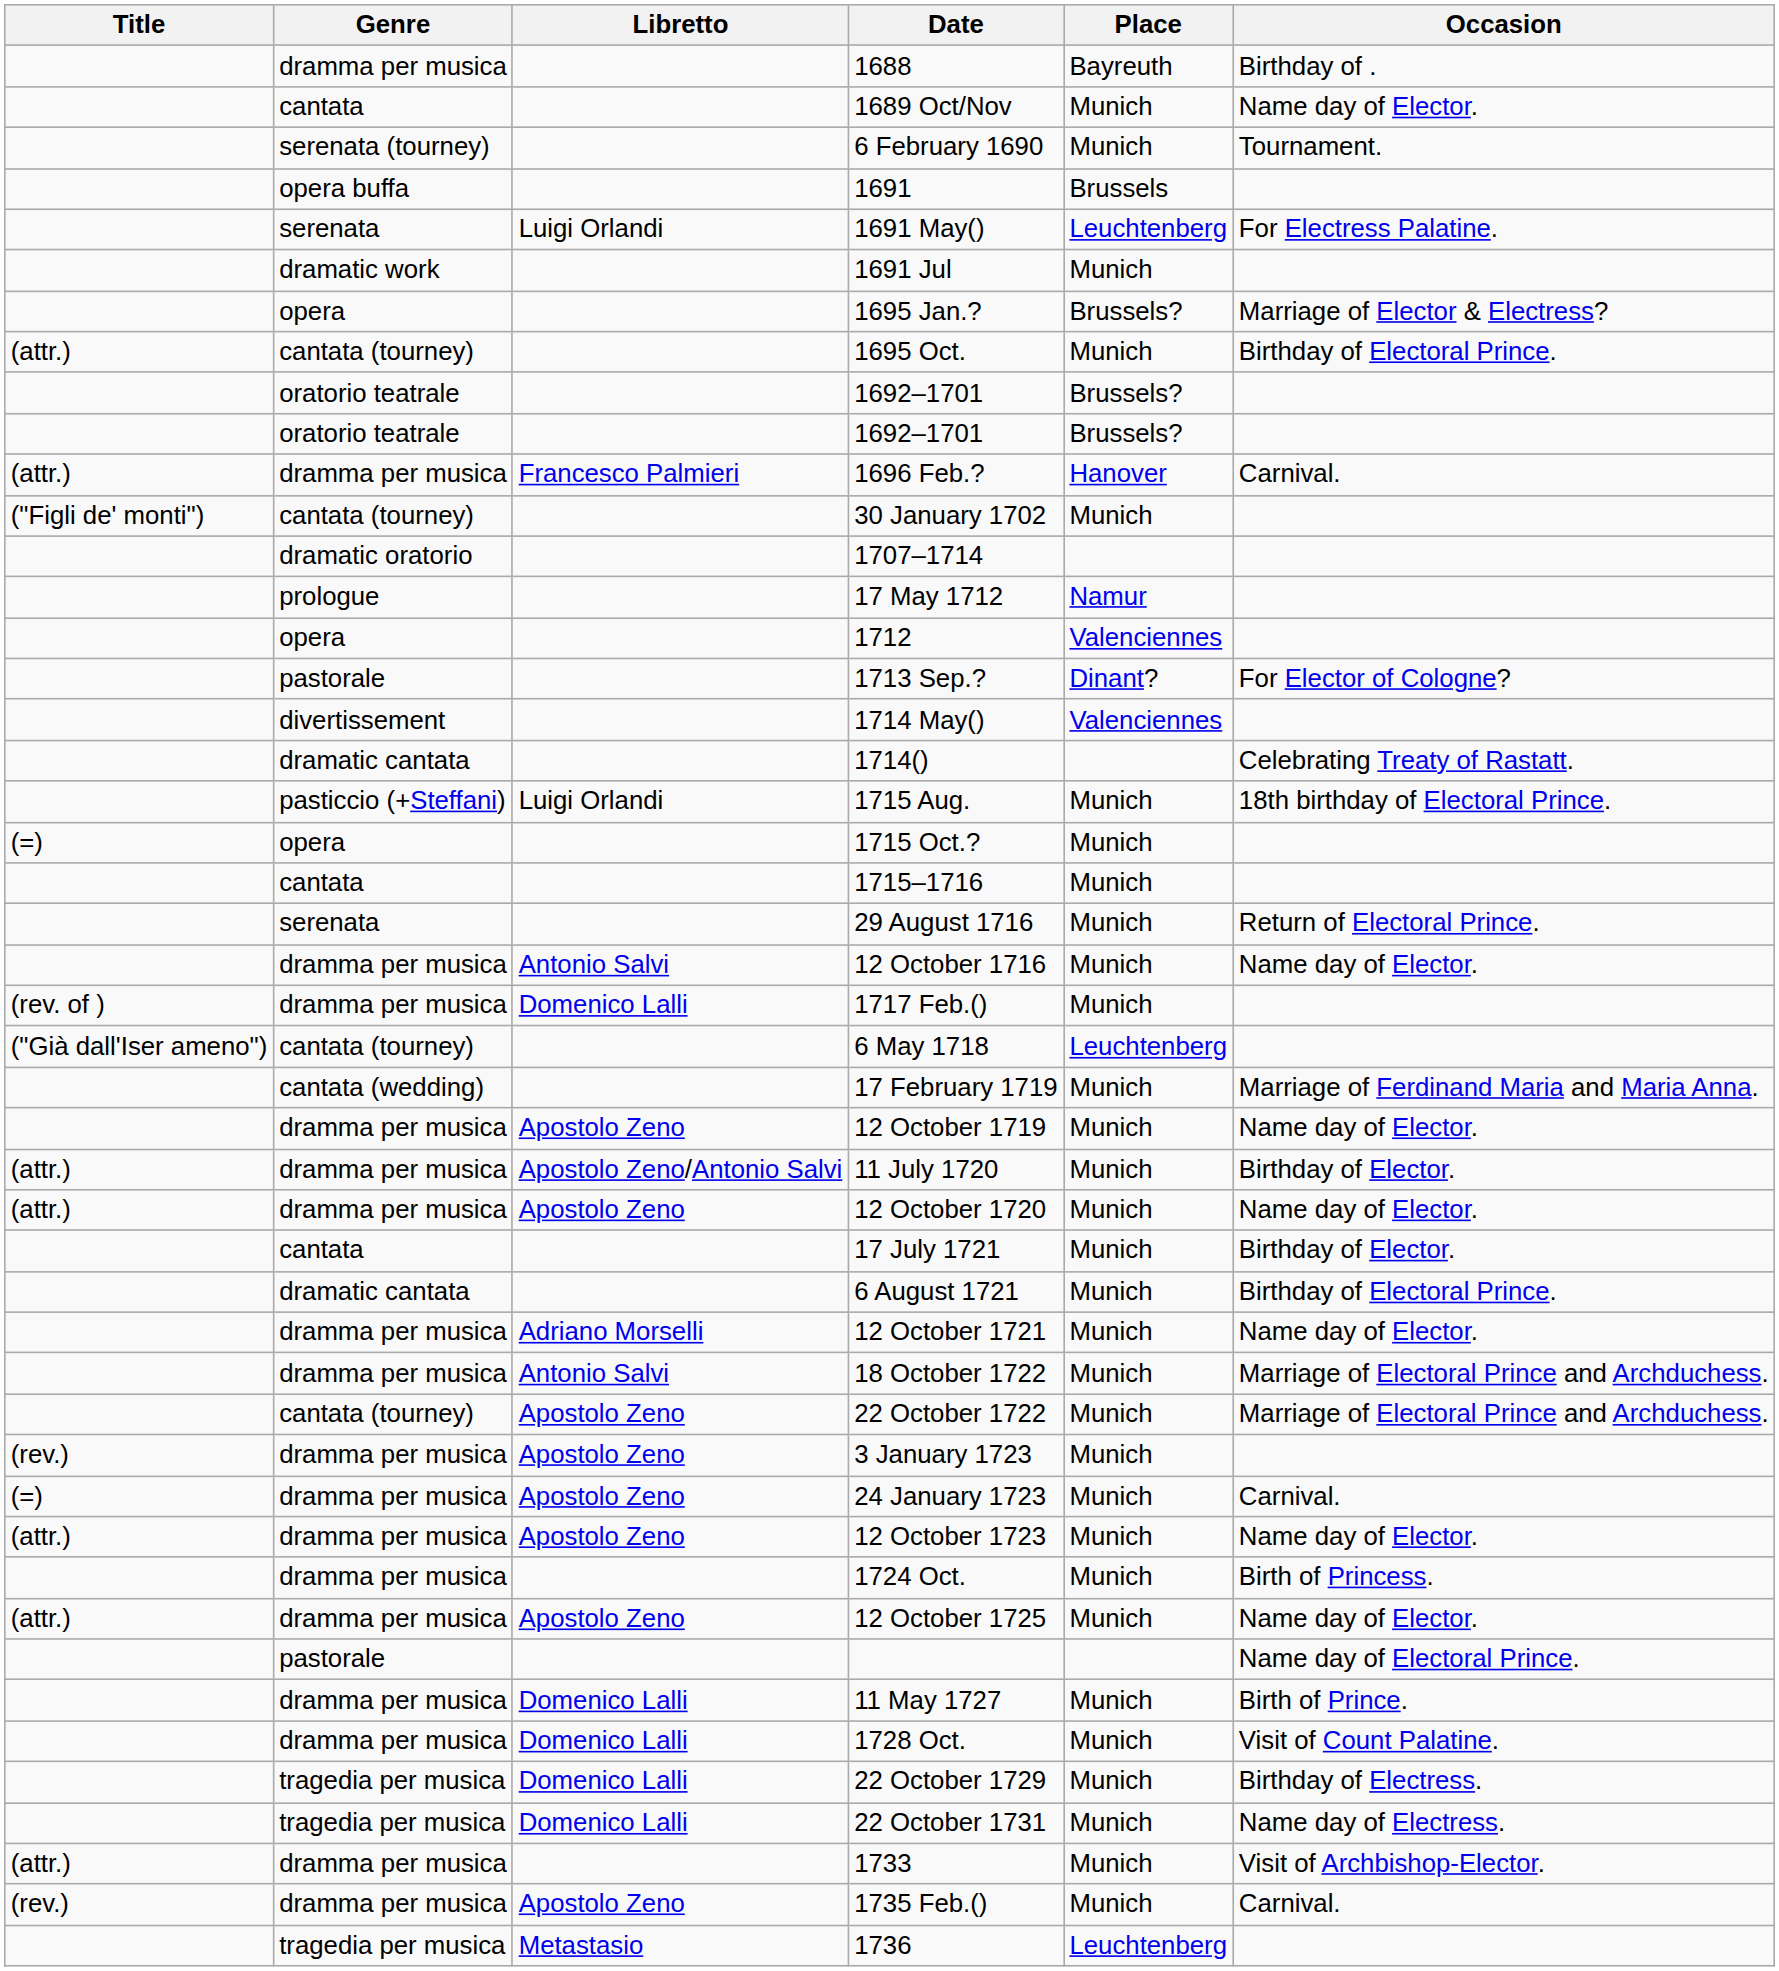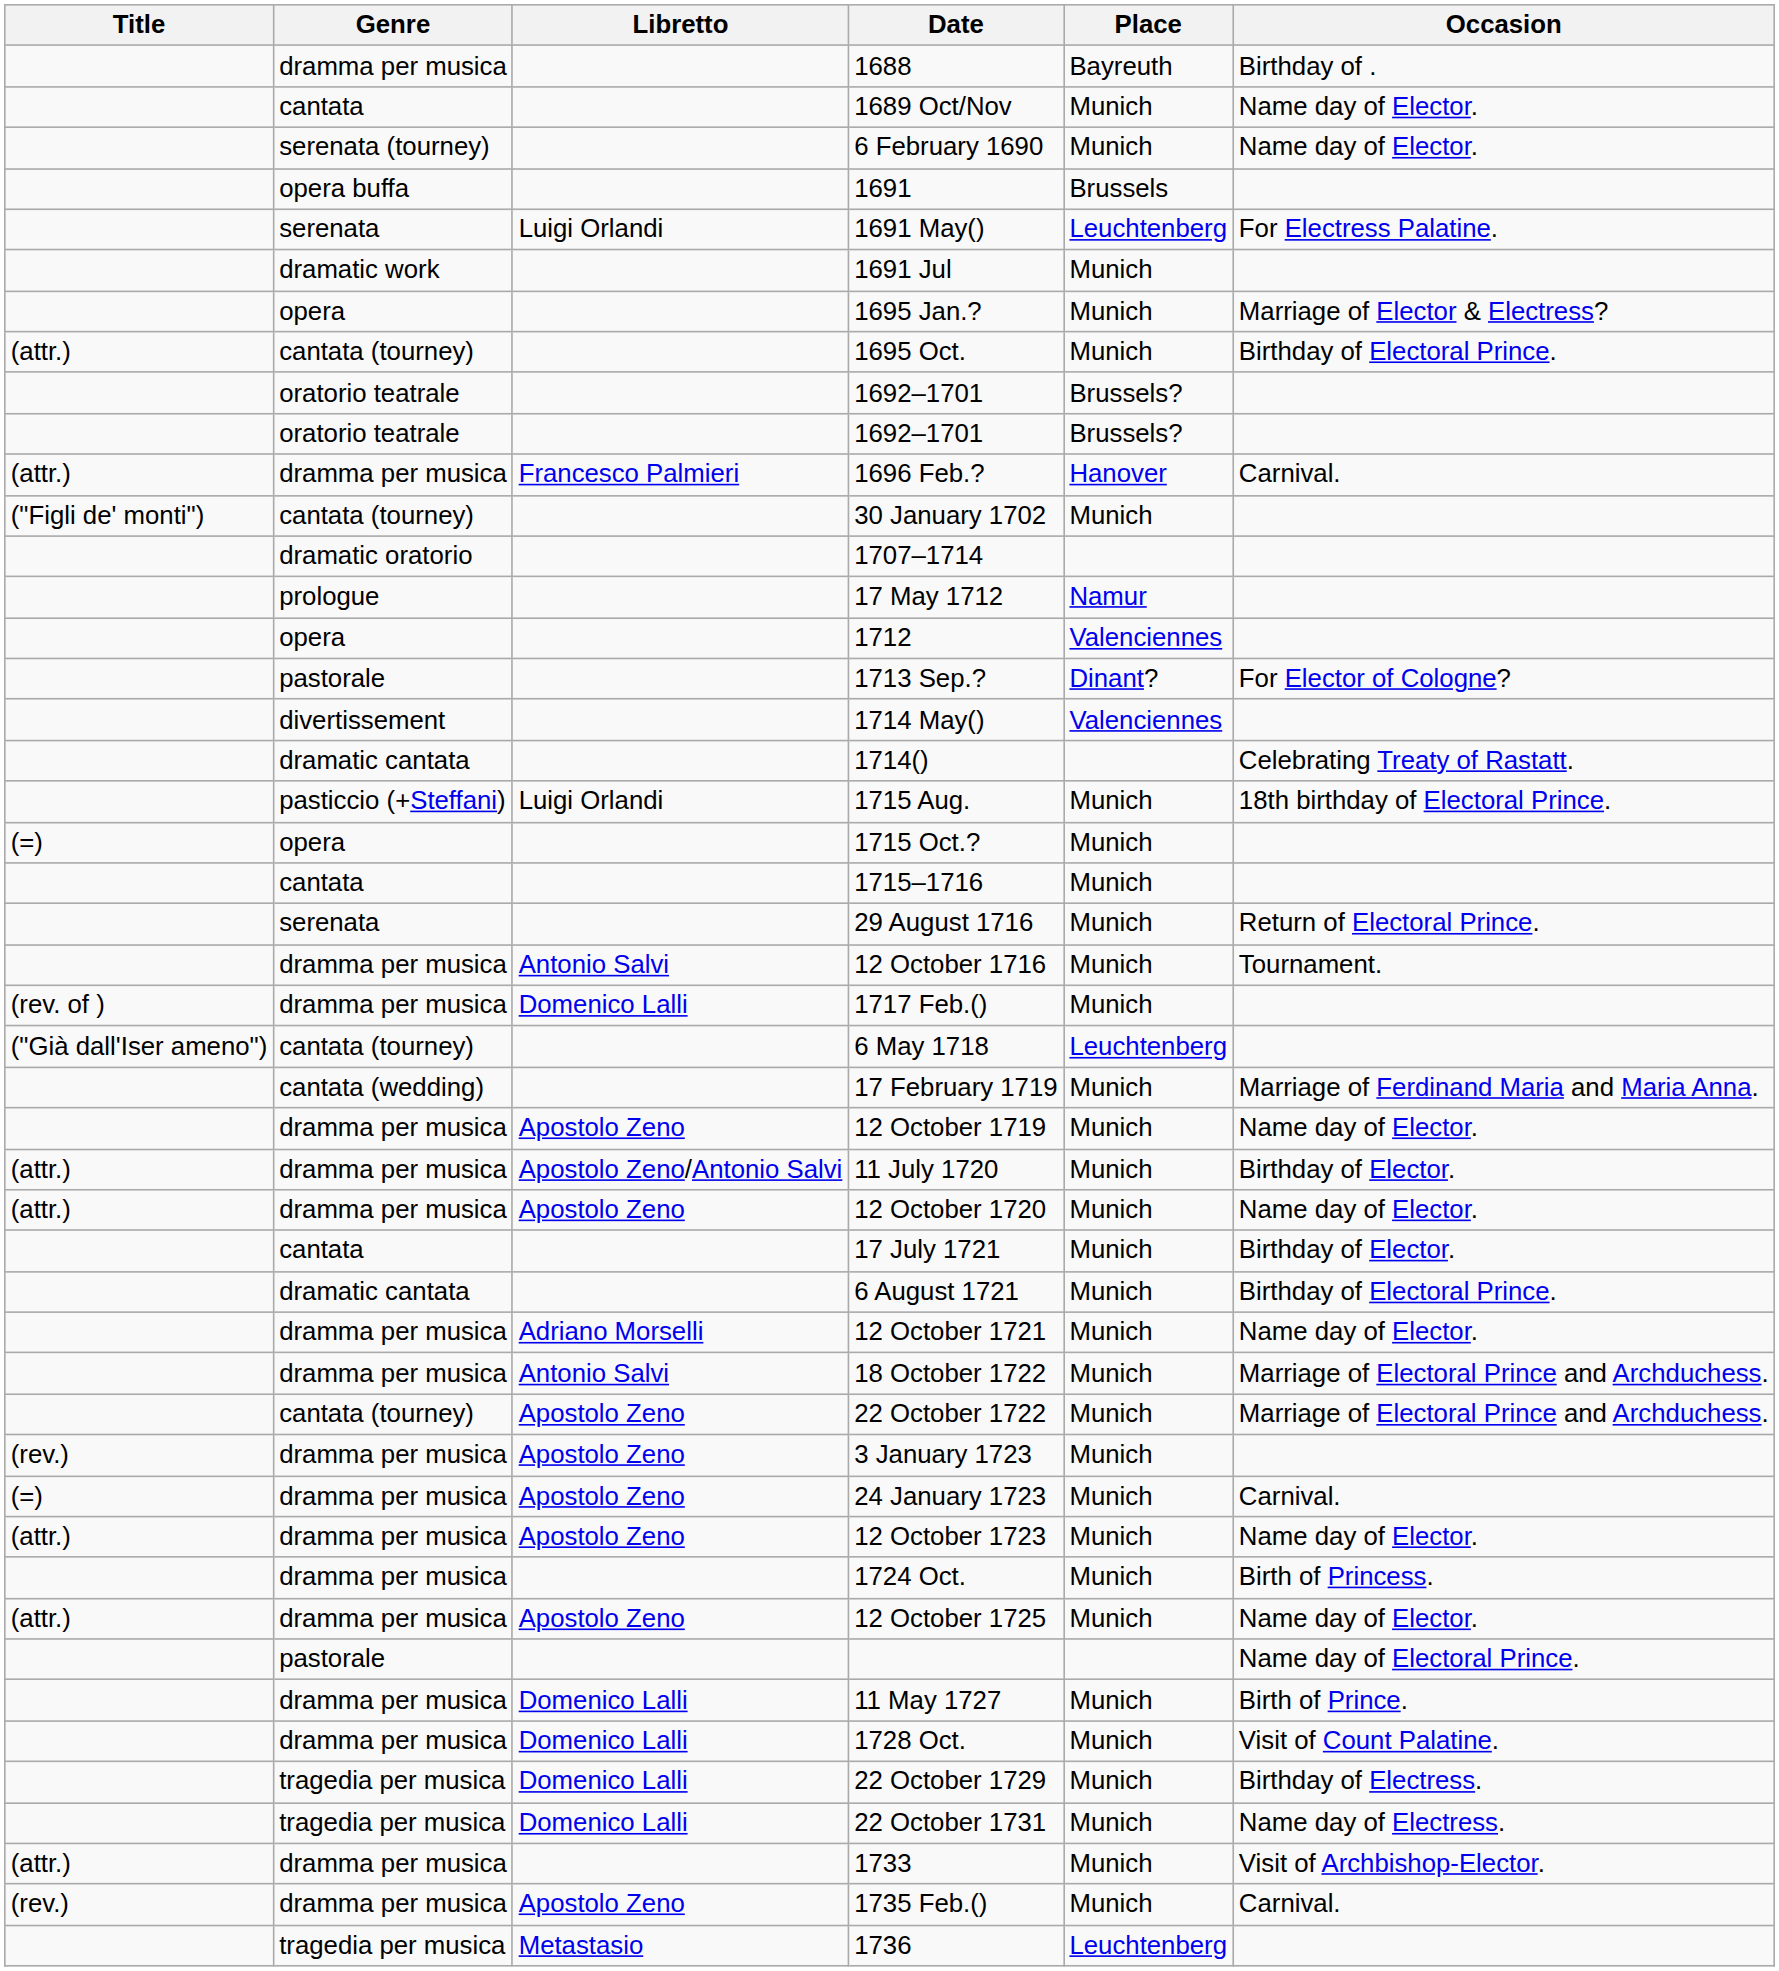(1310, 147) Tournament. -> (1358, 147) Name day of Elector.
(1126, 310) Brussels? -> (1111, 310) Munich
(1358, 964) Name day of Elector. -> (1310, 964) Tournament.
